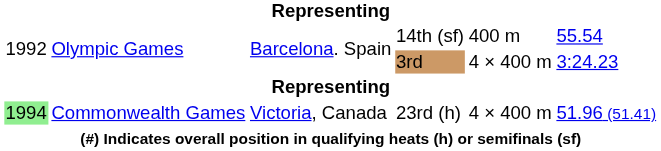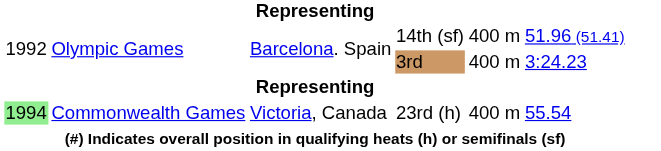(580, 36) 55.54 -> (575, 36) 51.96 (51.41)
(510, 61) 4 × 400 m -> (494, 61) 400 m
(510, 112) 4 × 400 m -> (494, 112) 400 m
(606, 112) 51.96 (51.41) -> (548, 112) 55.54
